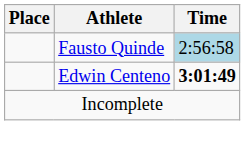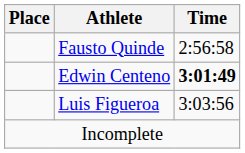(206, 47) lightblue background -> (206, 47) no background
+ row: (109, 104)
